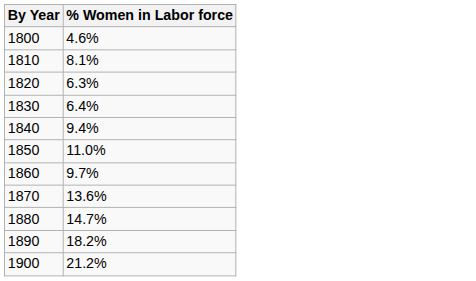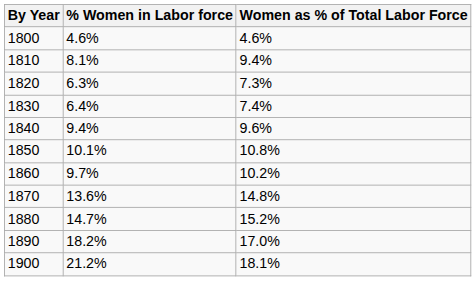+ column: (354, 15)
(86, 151) 11.0% -> (86, 151) 10.1%
